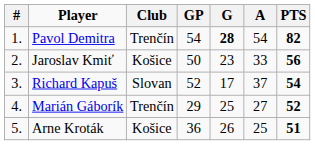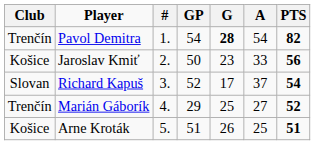columns swapped: (17, 15) <-> (152, 15)
(194, 128) 36 -> (194, 128) 51
